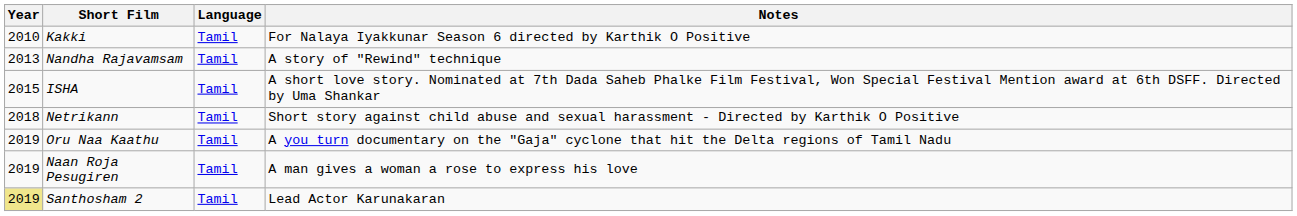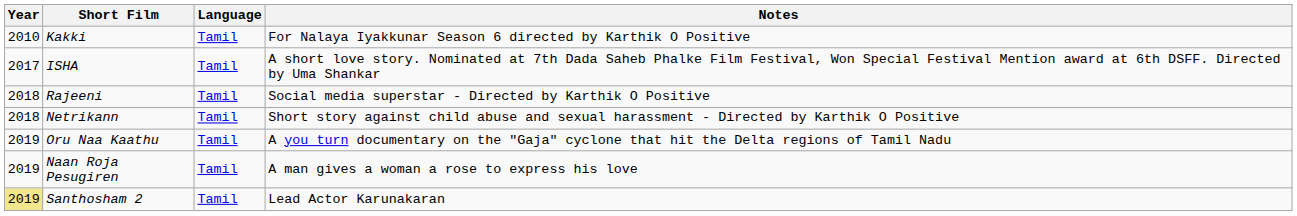- row: (115, 59)
(24, 89) 2015 -> (24, 67) 2017
+ row: (74, 96)
